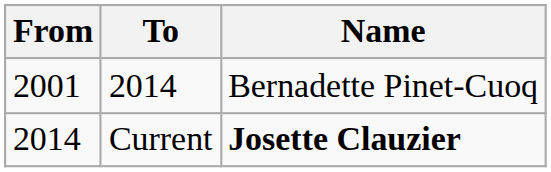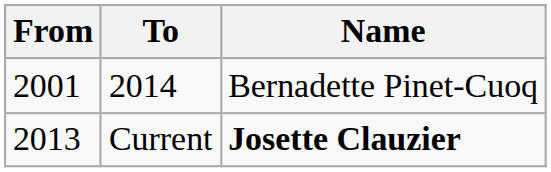(47, 138) 2014 -> (47, 138) 2013
